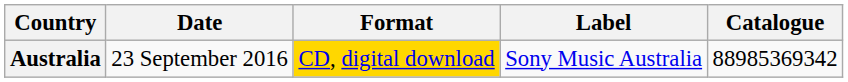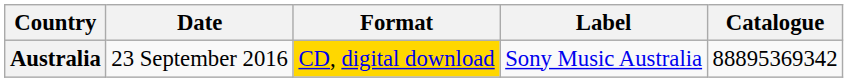(775, 58) 88985369342 -> (775, 58) 88895369342
